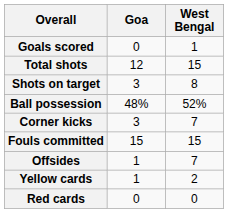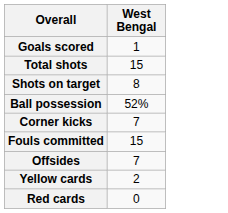- column: (136, 20)
